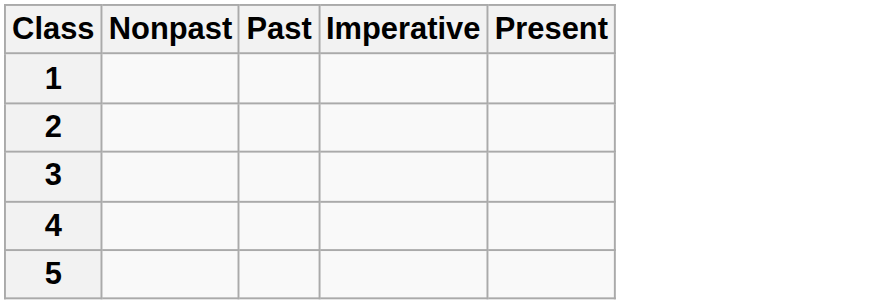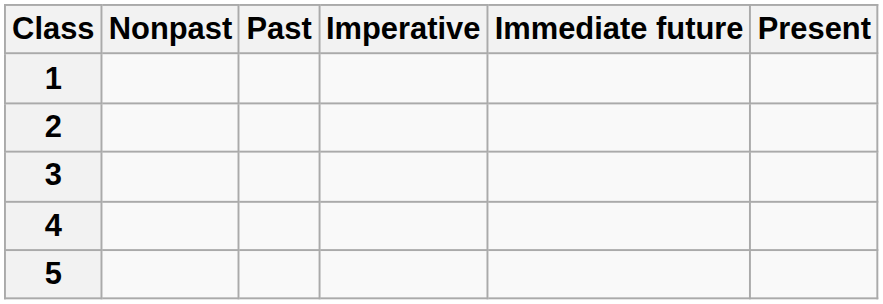+ column: (619, 28)
